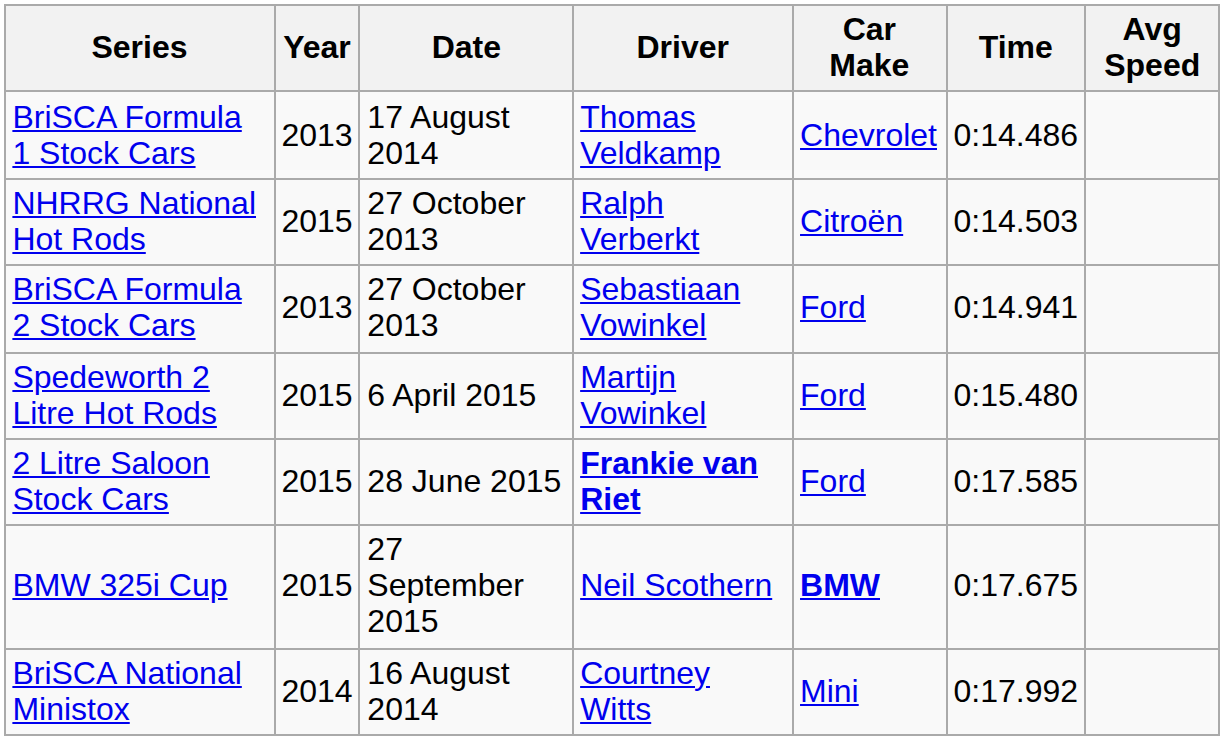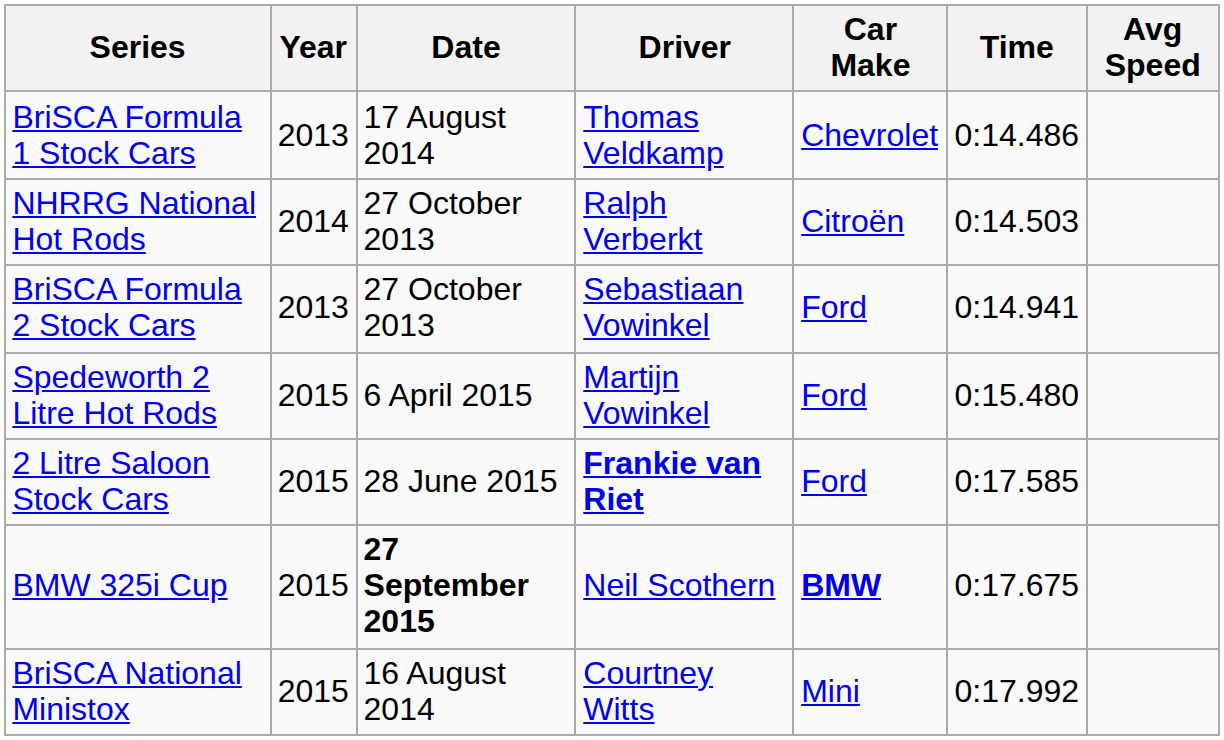(317, 221) 2015 -> (313, 221) 2014
(446, 586) normal -> (446, 586) bold
(317, 691) 2014 -> (313, 691) 2015
